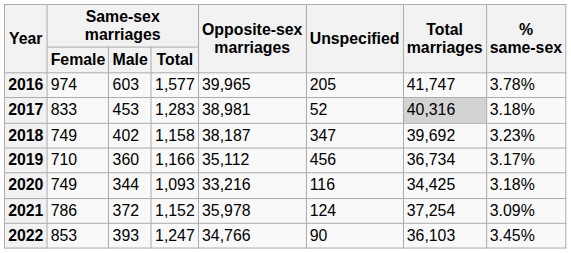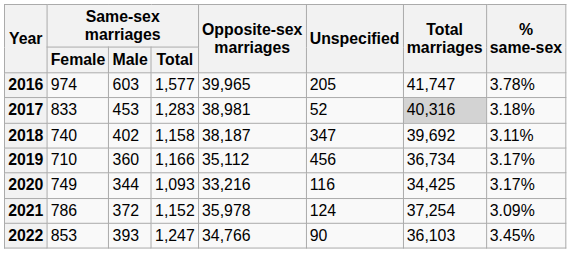(64, 135) 749 -> (64, 135) 740
(512, 135) 3.23% -> (512, 135) 3.11%
(512, 185) 3.18% -> (512, 185) 3.17%
